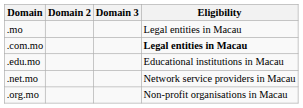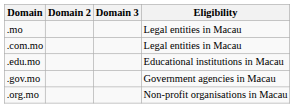(195, 45) bold -> (193, 45) normal
+ row: (23, 78)
- row: (22, 78)
